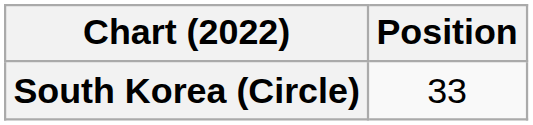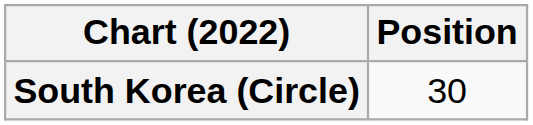(447, 89) 33 -> (447, 89) 30
